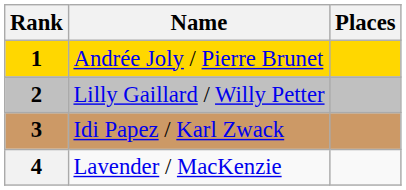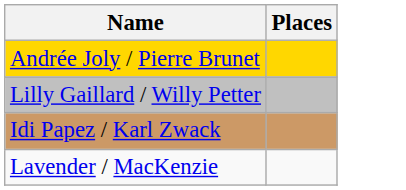- column: (36, 22)
